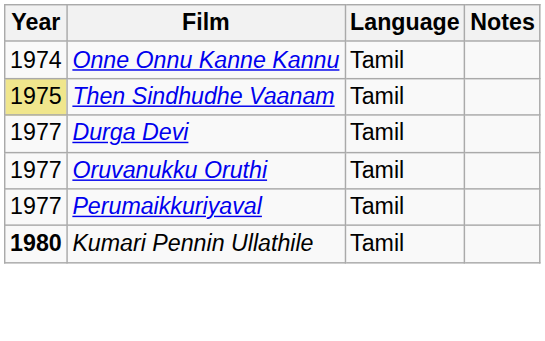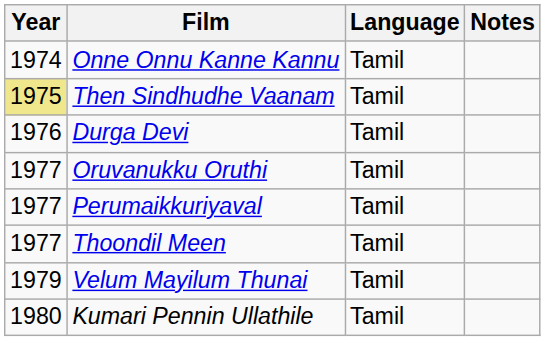(36, 133) 1977 -> (36, 133) 1976
+ row: (149, 243)
+ row: (190, 280)
(36, 243) bold -> (36, 317) normal
